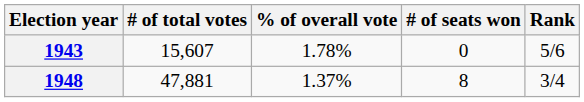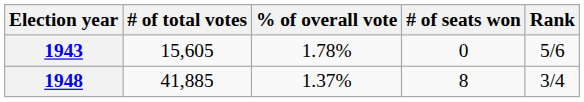(187, 50) 15,607 -> (187, 50) 15,605
(187, 81) 47,881 -> (187, 81) 41,885
